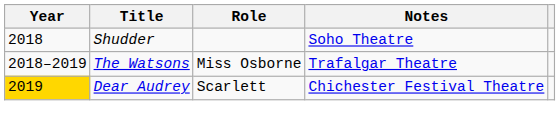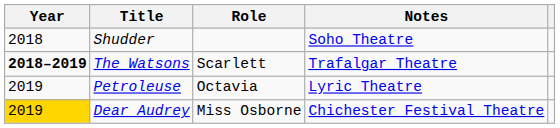(47, 64) normal -> (47, 64) bold
(249, 64) Miss Osborne -> (232, 64) Scarlett
+ row: (137, 88)
(232, 88) Scarlett -> (249, 111) Miss Osborne
